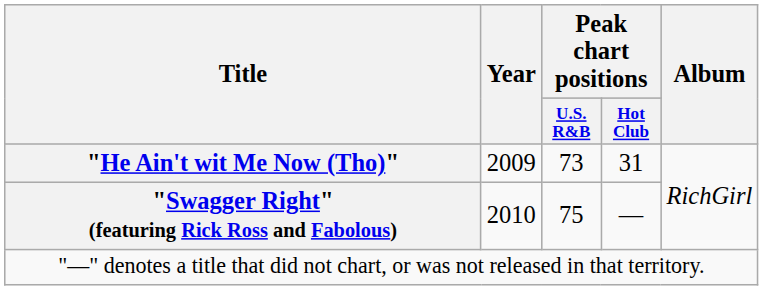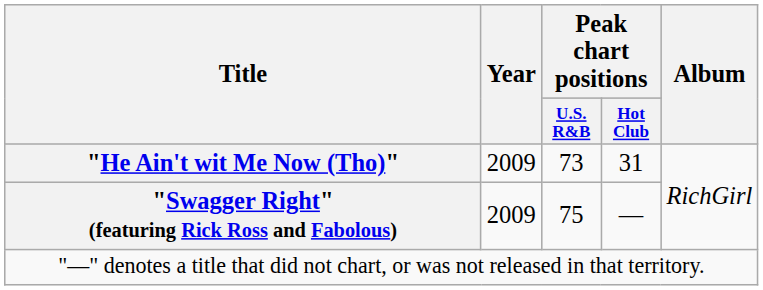(511, 215) 2010 -> (511, 215) 2009
